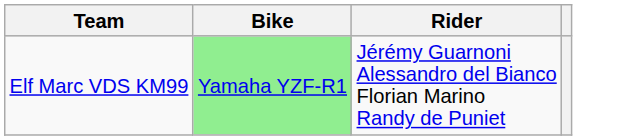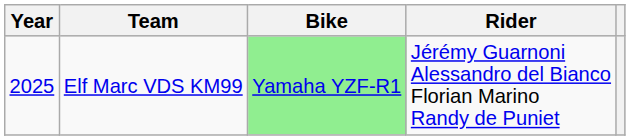+ column: (32, 20)
